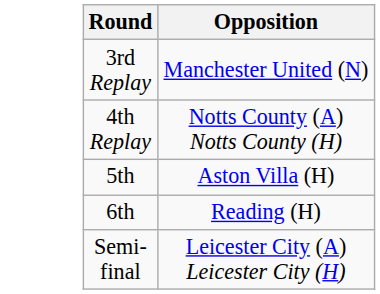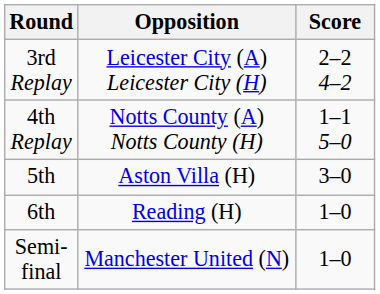+ column: (335, 22)
(266, 69) Manchester United (N) -> (187, 69) Leicester City (A) Leicester City (H)
(266, 259) Leicester City (A) Leicester City (H) -> (187, 259) Manchester United (N)
